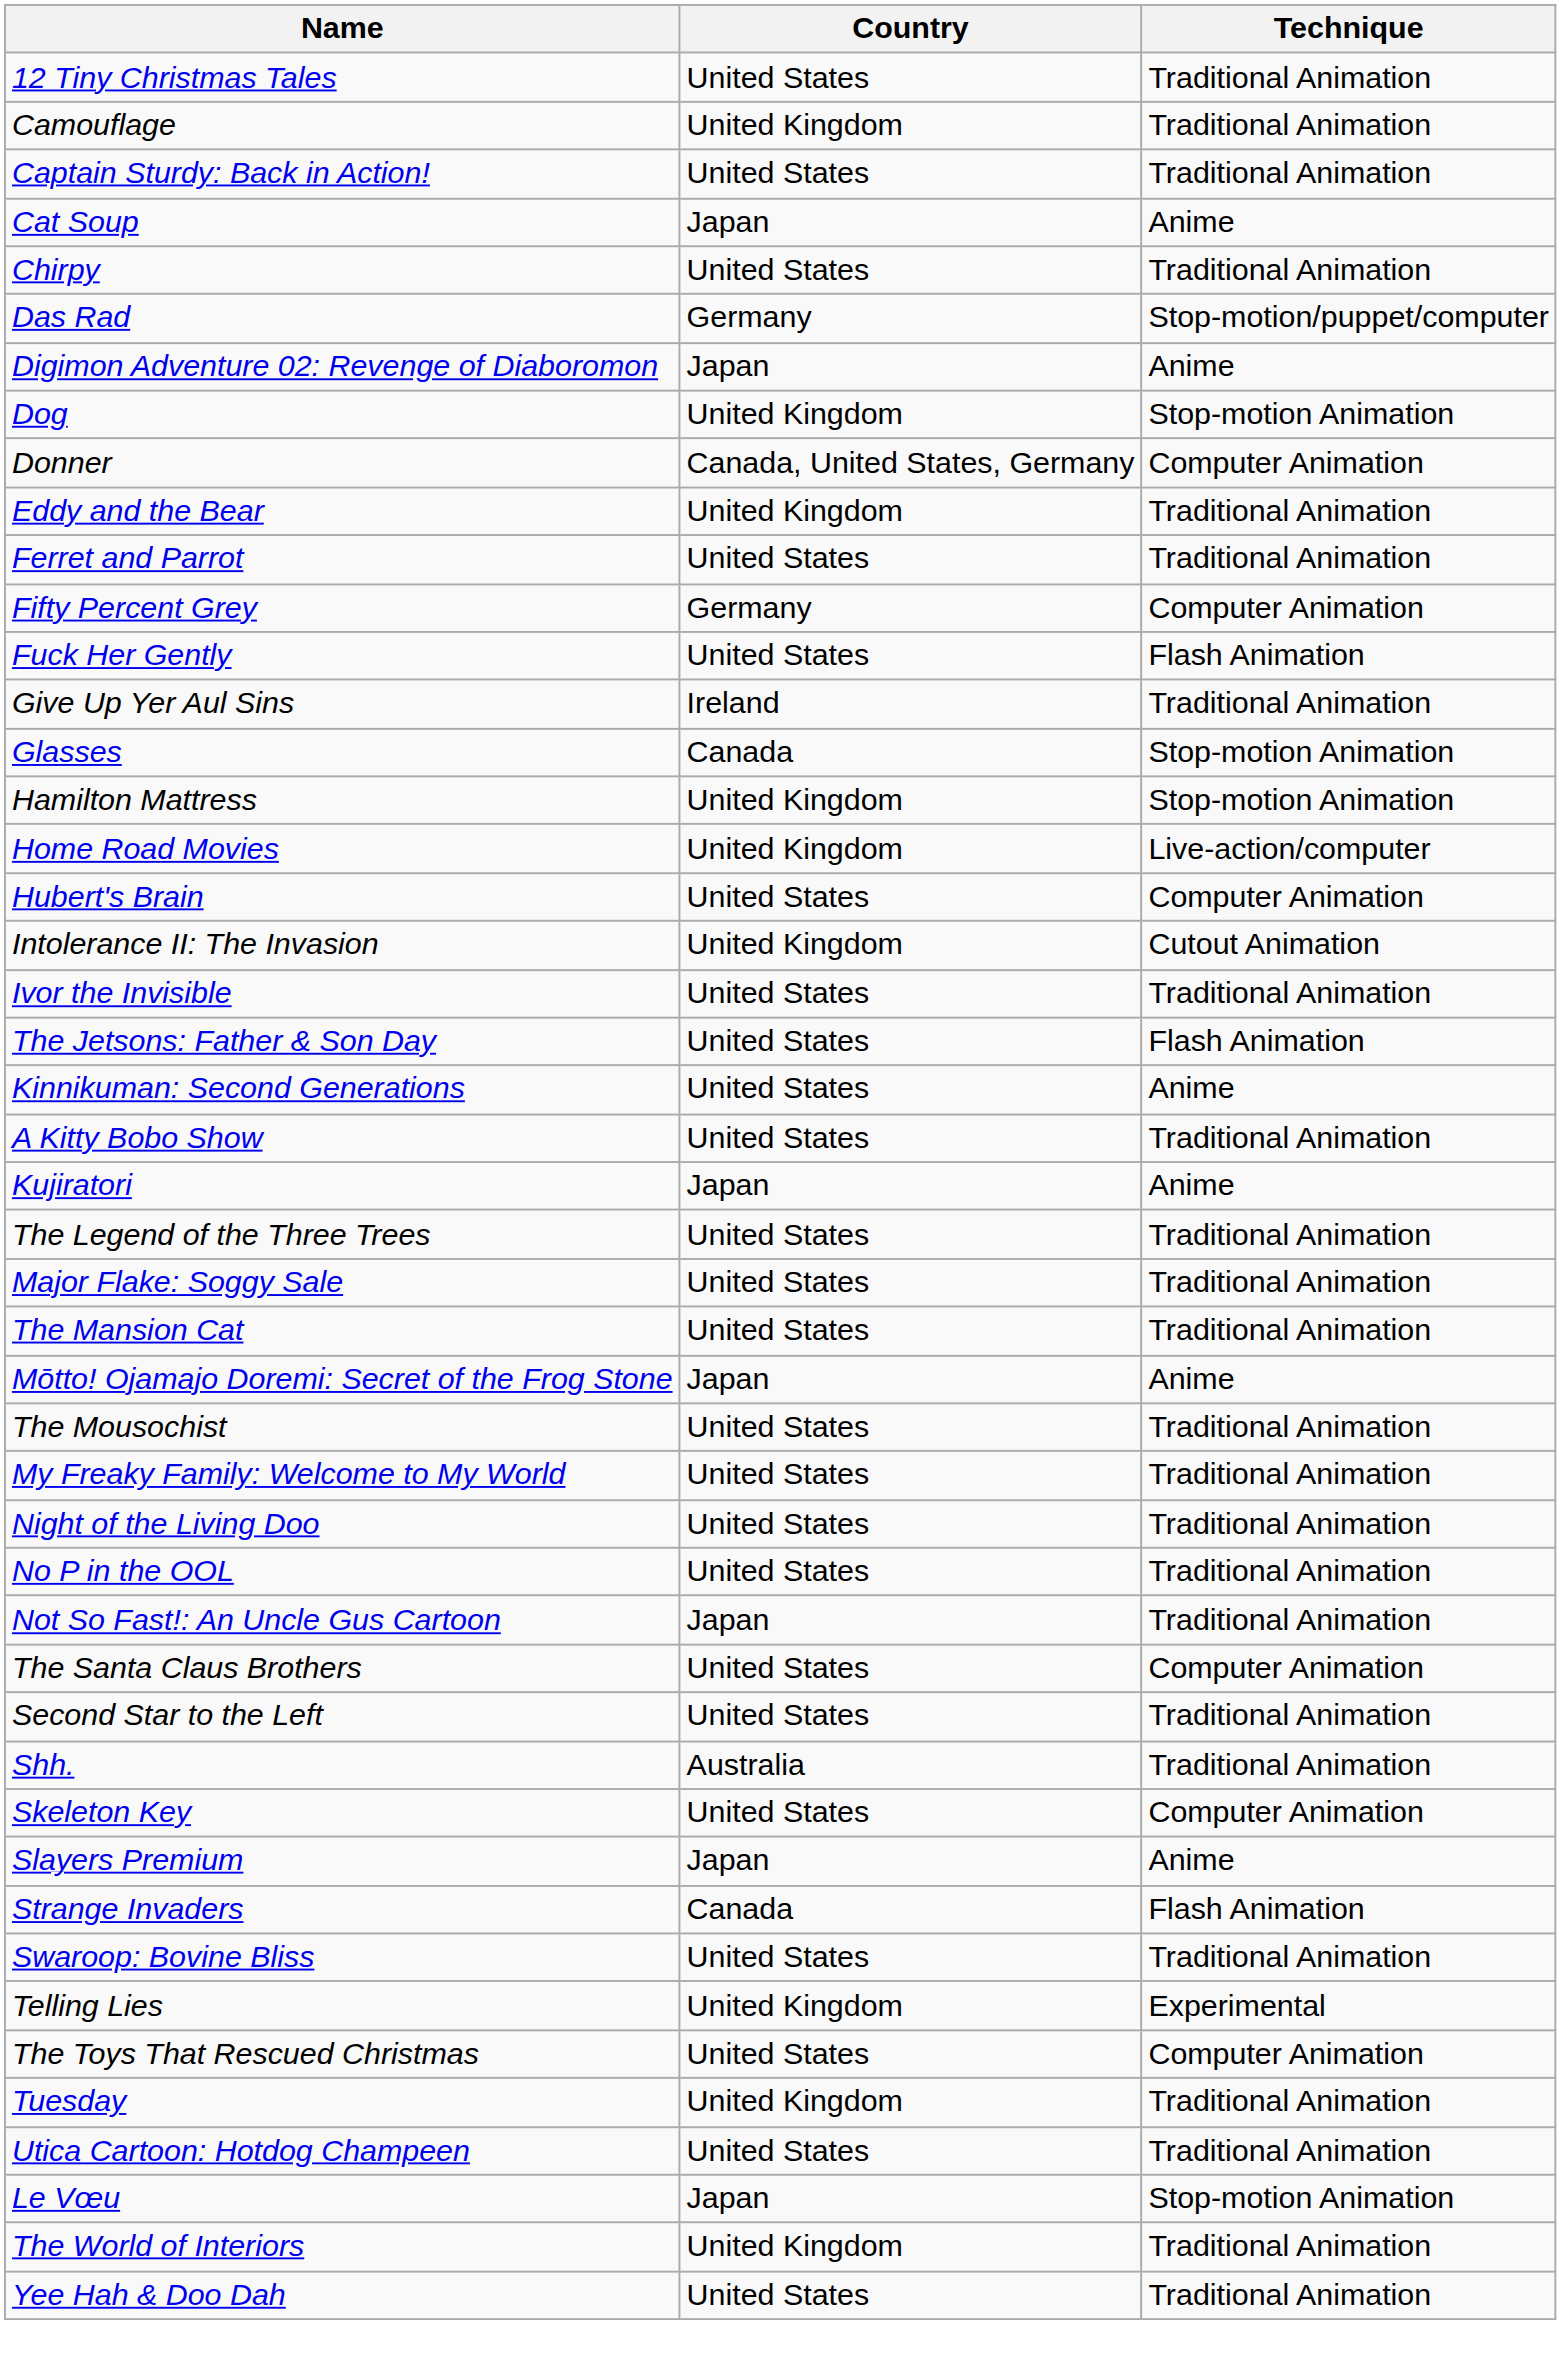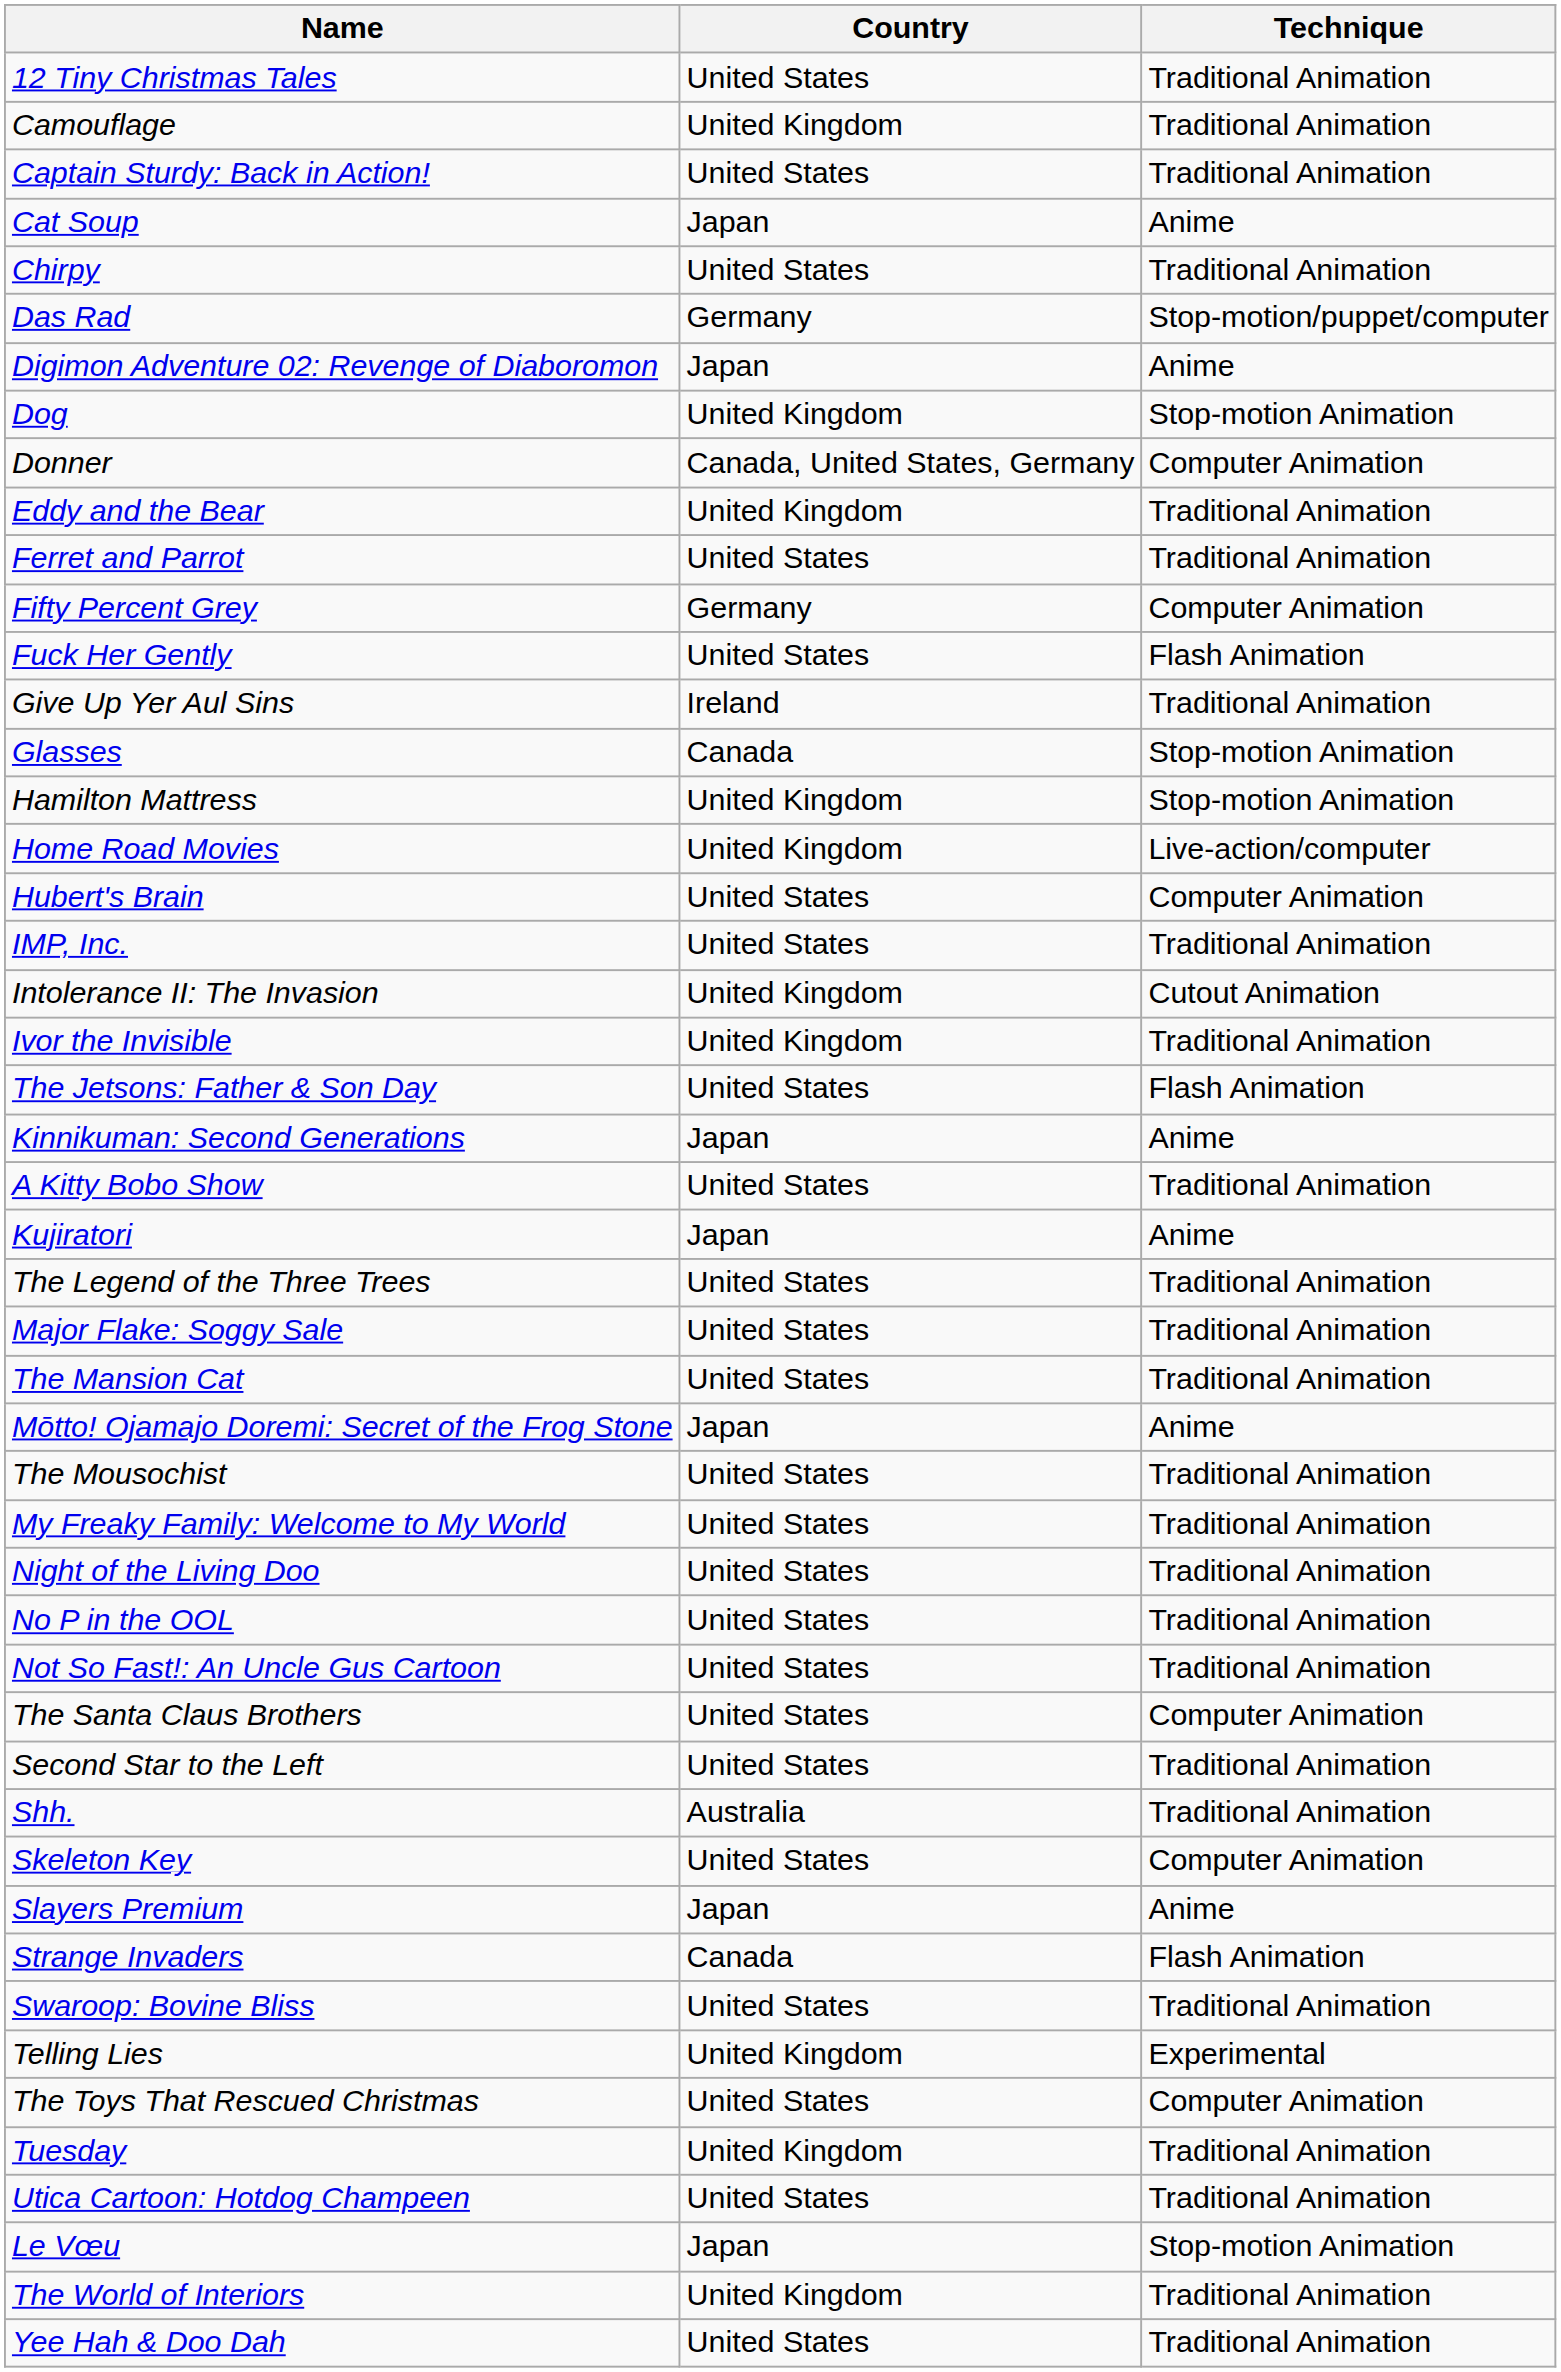+ row: (70, 944)
(778, 992) United States -> (795, 1041) United Kingdom
(778, 1089) United States -> (728, 1137) Japan
(728, 1619) Japan -> (778, 1667) United States
